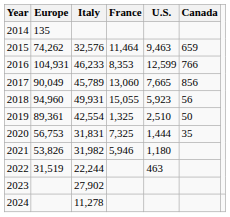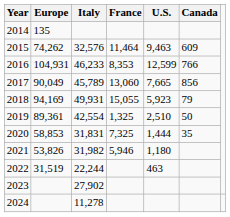(190, 47) 659 -> (190, 47) 609
(49, 99) 94,960 -> (49, 99) 94,169
(187, 99) 56 -> (187, 99) 79
(49, 133) 56,753 -> (49, 133) 58,853
